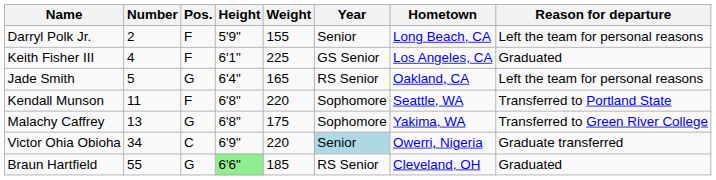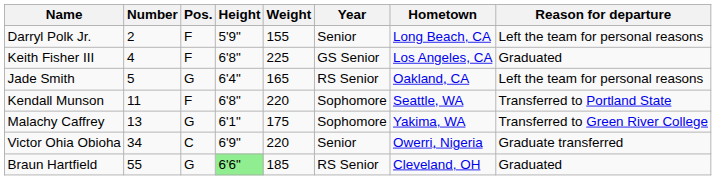(230, 57) 6'1" -> (230, 57) 6'8"
(230, 121) 6'8" -> (230, 121) 6'1"
(337, 143) lightblue background -> (337, 143) no background
